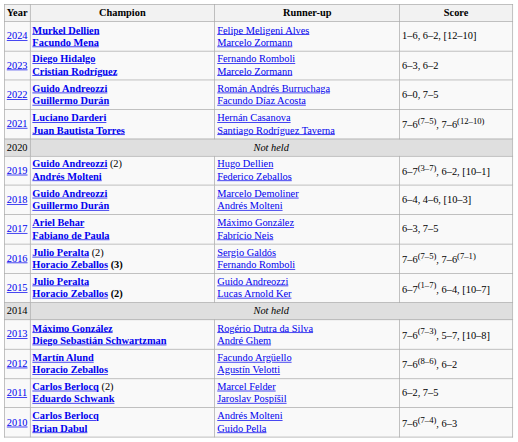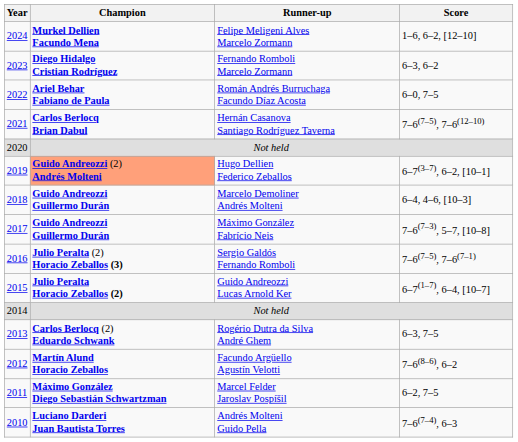(71, 95) Guido Andreozzi Guillermo Durán -> (71, 95) Ariel Behar Fabiano de Paula
(79, 124) Luciano Darderi Juan Bautista Torres -> (66, 124) Carlos Berlocq Brian Dabul
(77, 171) no background -> (77, 171) lightsalmon background
(71, 229) Ariel Behar Fabiano de Paula -> (71, 229) Guido Andreozzi Guillermo Durán
(420, 229) 6–3, 7–5 -> (446, 229) 7–6(7–3), 5–7, [10–8]
(99, 334) Máximo González Diego Sebastián Schwartzman -> (73, 334) Carlos Berlocq (2) Eduardo Schwank
(446, 334) 7–6(7–3), 5–7, [10–8] -> (420, 334) 6–3, 7–5
(73, 393) Carlos Berlocq (2) Eduardo Schwank -> (99, 393) Máximo González Diego Sebastián Schwartzman
(66, 422) Carlos Berlocq Brian Dabul -> (79, 422) Luciano Darderi Juan Bautista Torres
